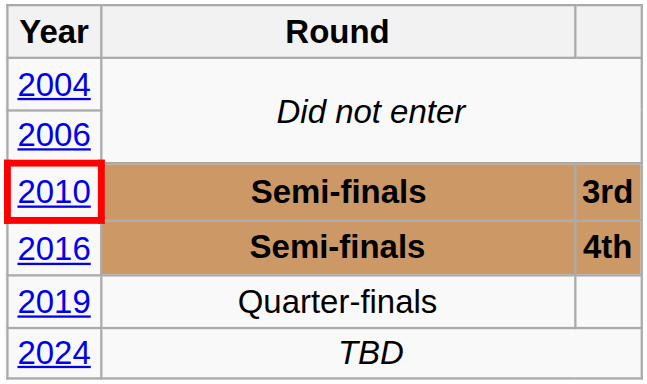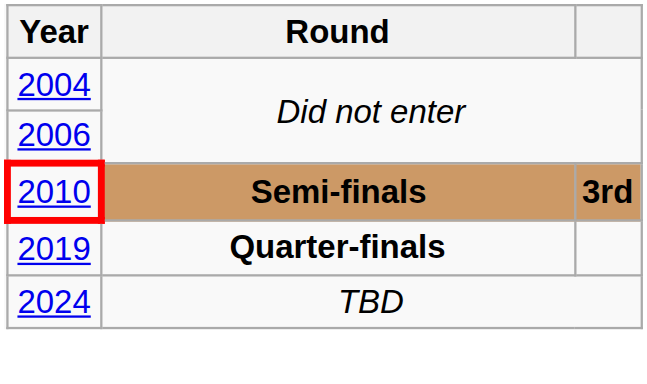- row: (54, 249)
(338, 301) normal -> (338, 248) bold
